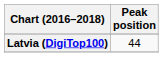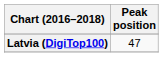(134, 43) 44 -> (134, 43) 47
